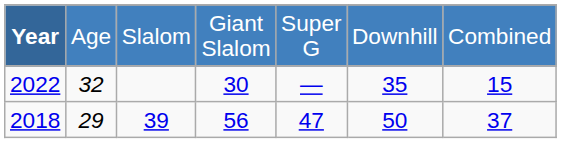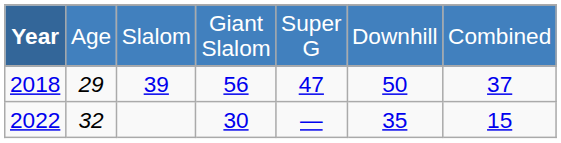rows swapped: (35, 120) <-> (35, 84)
